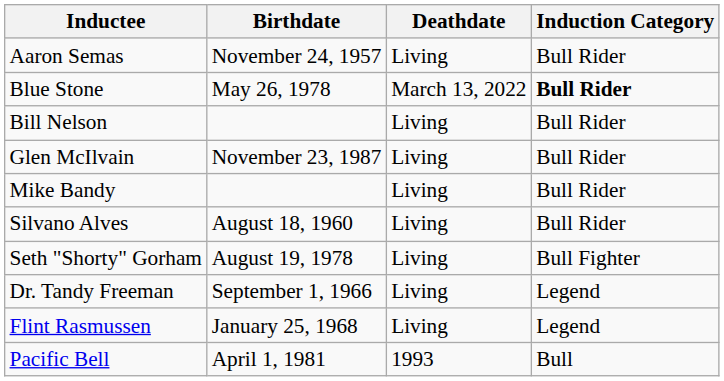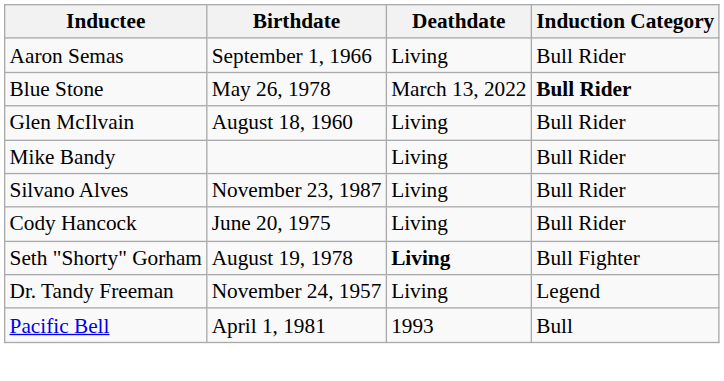(297, 55) November 24, 1957 -> (292, 55) September 1, 1966
- row: (58, 122)
(297, 156) November 23, 1987 -> (282, 122) August 18, 1960
(282, 223) August 18, 1960 -> (297, 190) November 23, 1987
+ row: (73, 223)
(420, 257) normal -> (421, 257) bold
(292, 291) September 1, 1966 -> (297, 291) November 24, 1957
- row: (80, 325)
